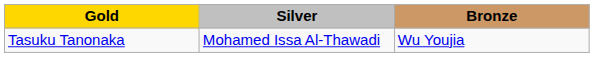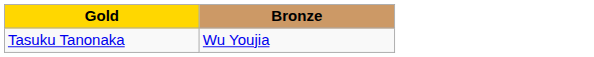- column: (297, 16)
